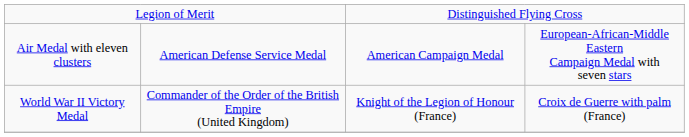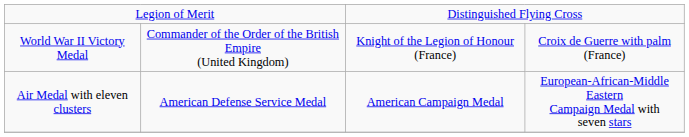rows swapped: (72, 54) <-> (72, 108)
